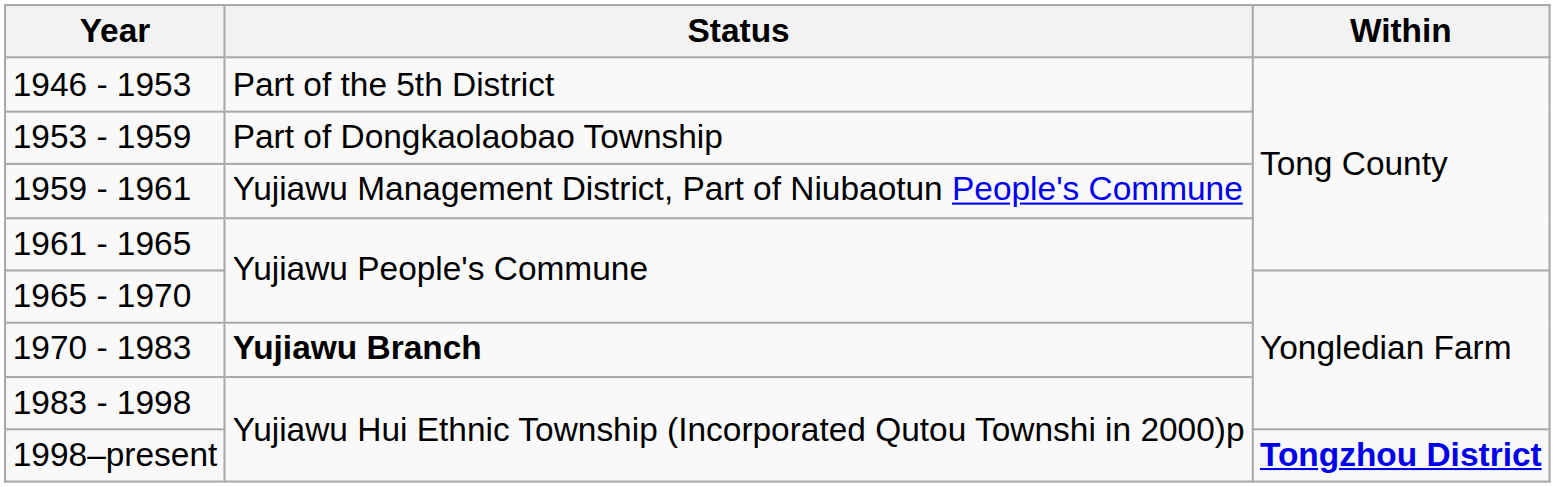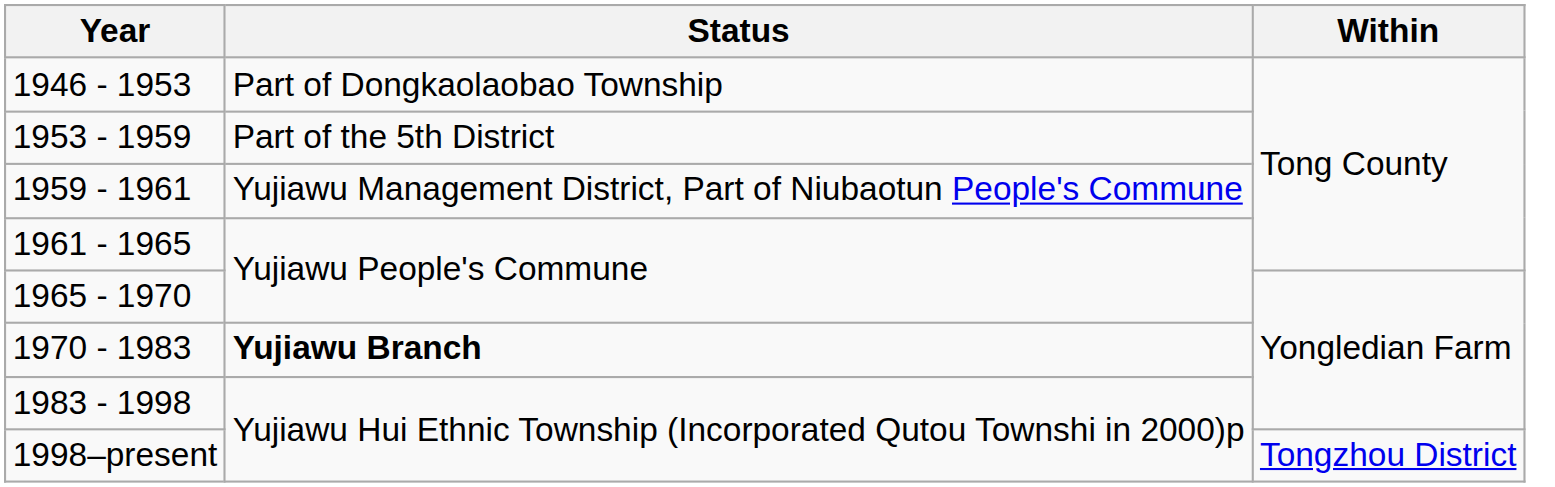(393, 84) Part of the 5th District -> (478, 84) Part of Dongkaolaobao Township
(478, 137) Part of Dongkaolaobao Township -> (393, 137) Part of the 5th District
(1401, 455) bold -> (1388, 455) normal
